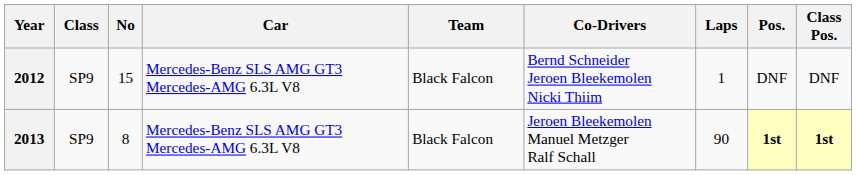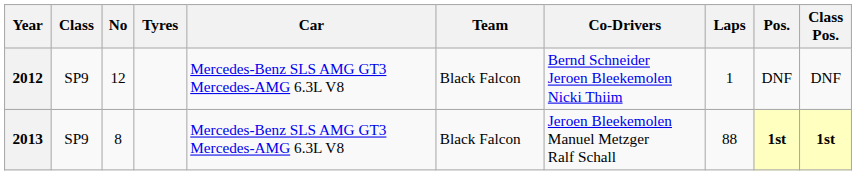+ column: (160, 26)
(126, 78) 15 -> (118, 78) 12
(721, 139) 90 -> (730, 139) 88
